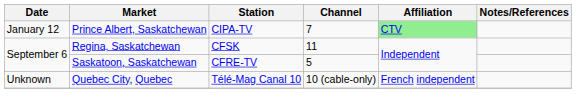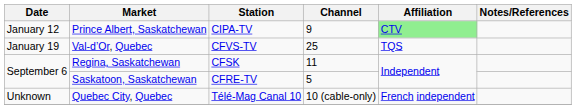(309, 29) 7 -> (309, 29) 9
+ row: (112, 46)
